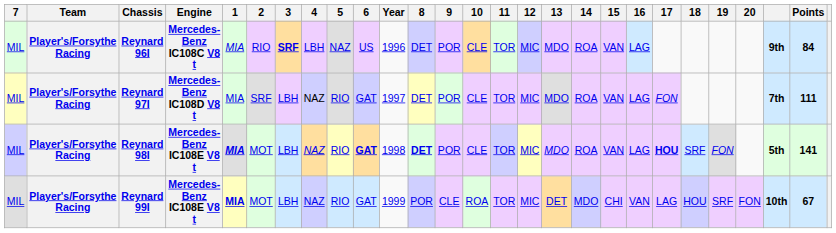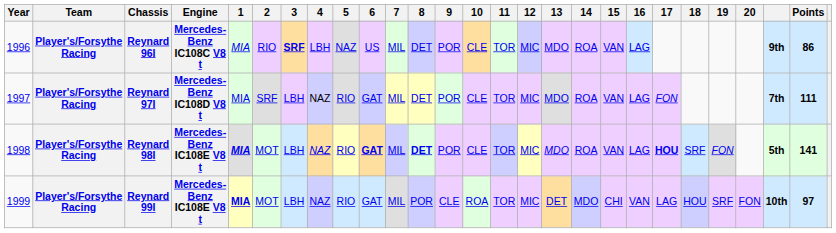columns swapped: (394, 13) <-> (16, 13)
(808, 47) 84 -> (808, 47) 86
(808, 202) 67 -> (808, 202) 97
